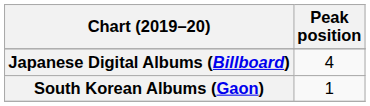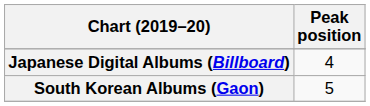(329, 88) 1 -> (329, 88) 5
